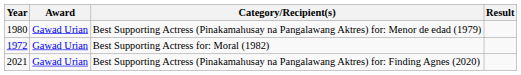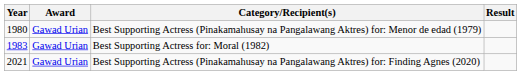(17, 45) 1972 -> (17, 45) 1983
